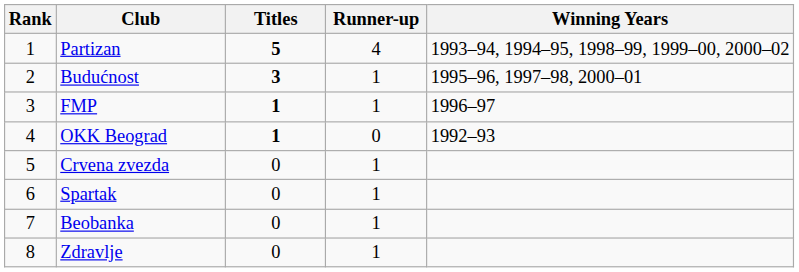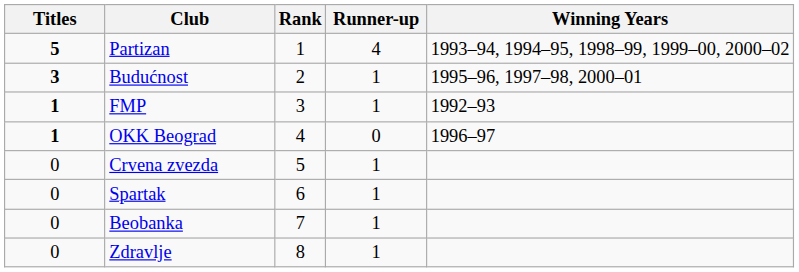columns swapped: (30, 19) <-> (276, 19)
(463, 106) 1996–97 -> (463, 106) 1992–93
(463, 135) 1992–93 -> (463, 135) 1996–97
